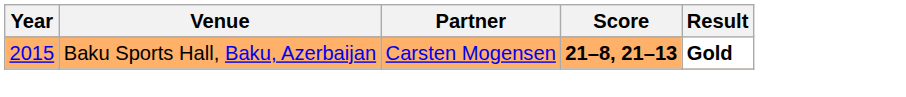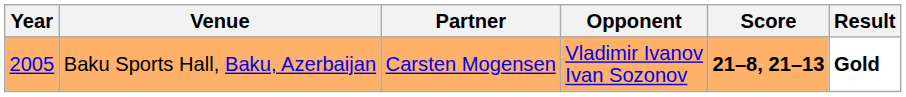+ column: (634, 21)
(32, 53) 2015 -> (32, 64) 2005
